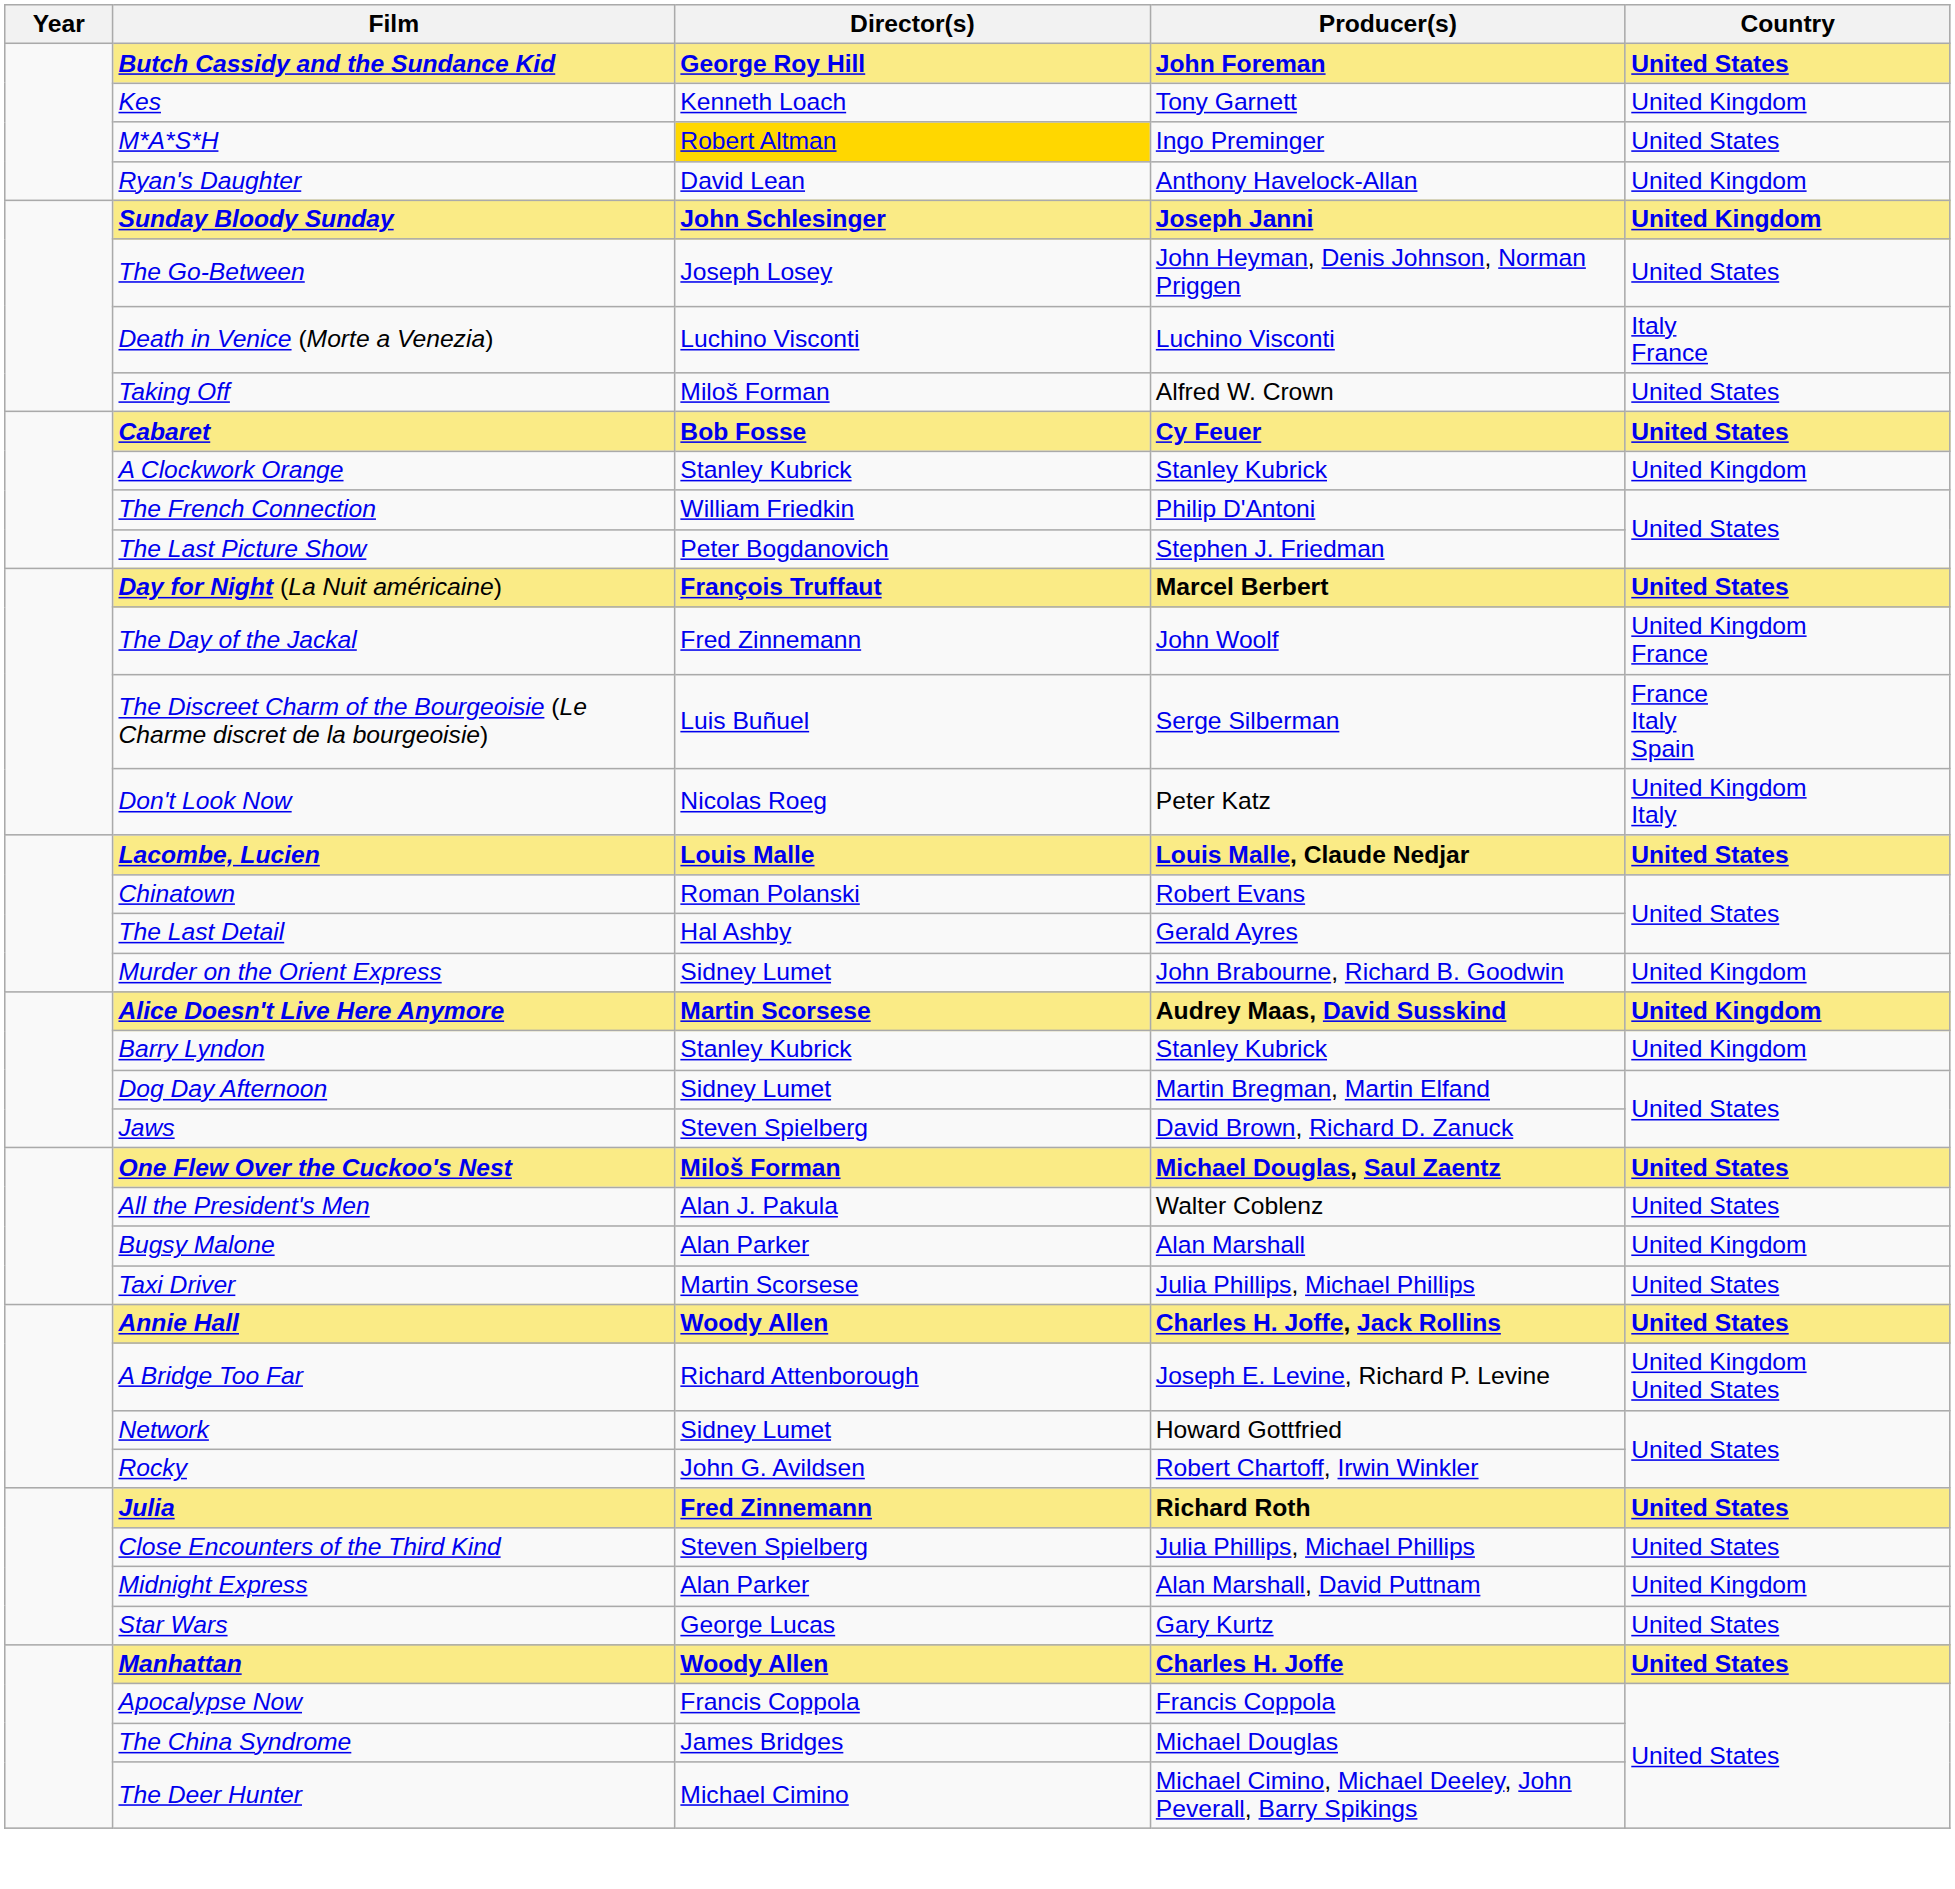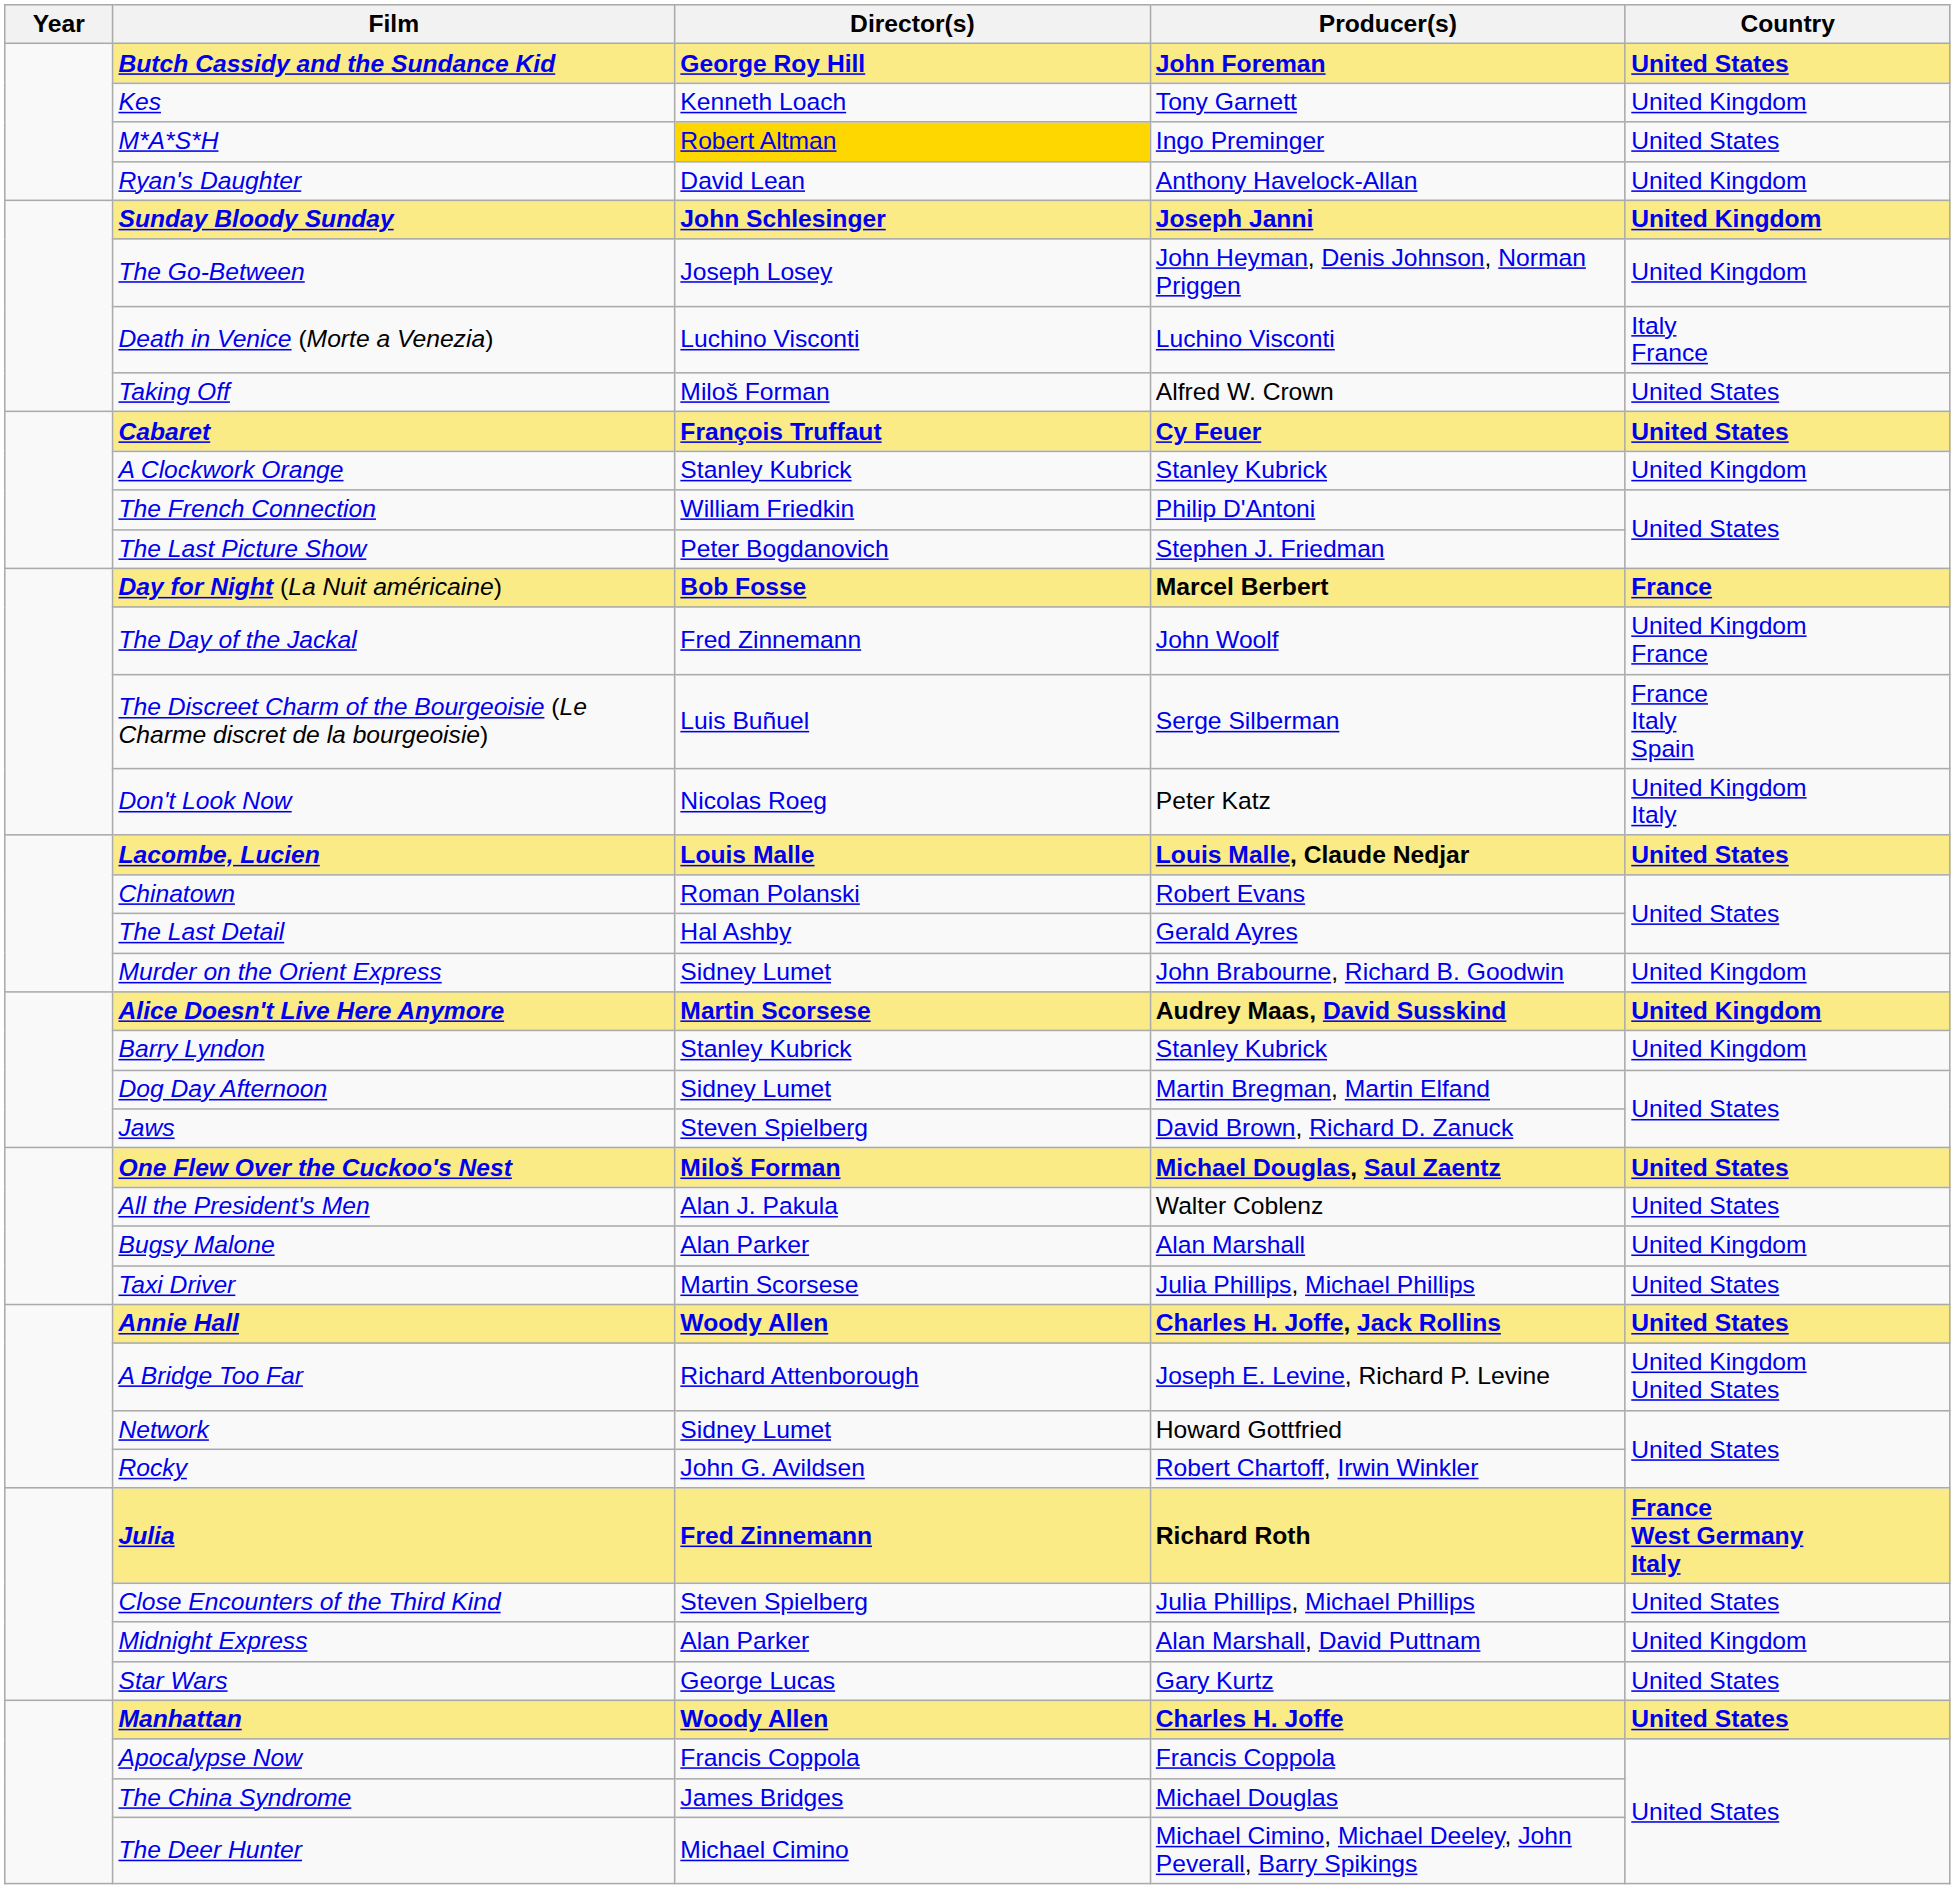(1705, 272) United States -> (1719, 272) United Kingdom
(743, 431) Bob Fosse -> (781, 431) François Truffaut
(781, 587) François Truffaut -> (743, 587) Bob Fosse
(1710, 587) United States -> (1672, 587) France
(1710, 1507) United States -> (1717, 1535) France West Germany Italy
